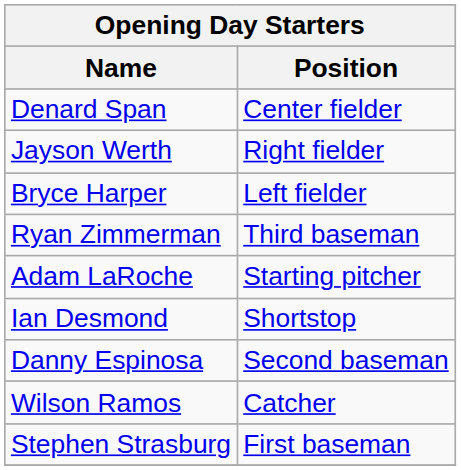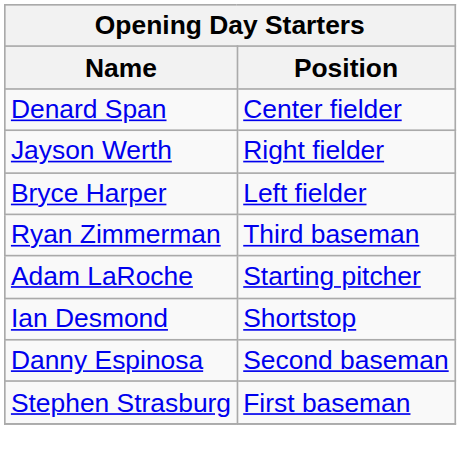- row: (96, 402)
